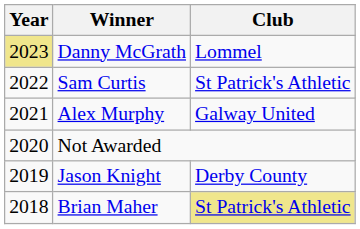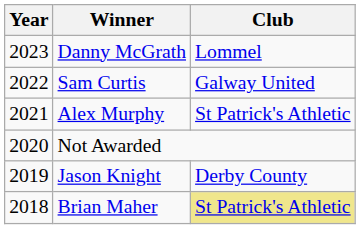(29, 51) khaki background -> (29, 51) no background
(273, 82) St Patrick's Athletic -> (255, 82) Galway United
(255, 113) Galway United -> (273, 113) St Patrick's Athletic
